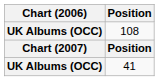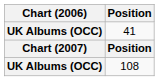rows swapped: (130, 66) <-> (130, 31)
